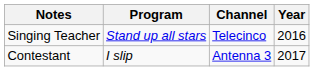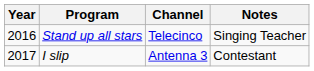columns swapped: (292, 14) <-> (54, 14)
